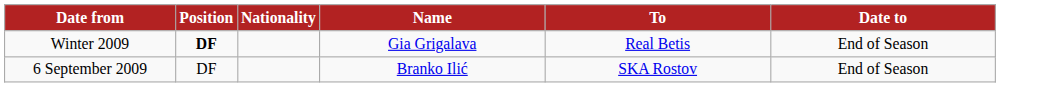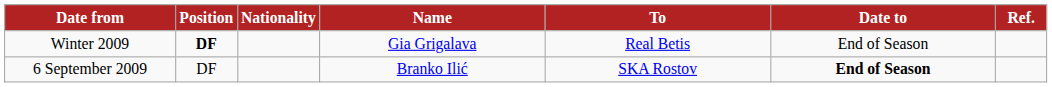+ column: (1021, 17)
(883, 69) normal -> (883, 69) bold
